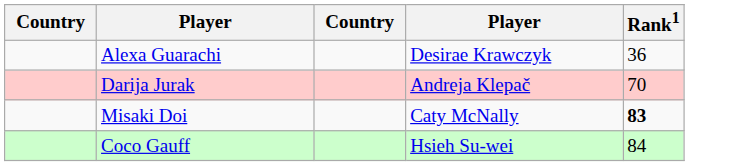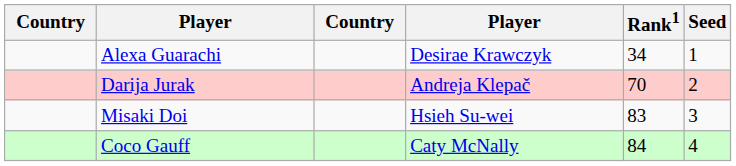+ column: (707, 22)
(637, 54) 36 -> (637, 54) 34
(464, 115) Caty McNally -> (462, 115) Hsieh Su-wei
(637, 115) bold -> (637, 115) normal
(462, 145) Hsieh Su-wei -> (464, 145) Caty McNally
